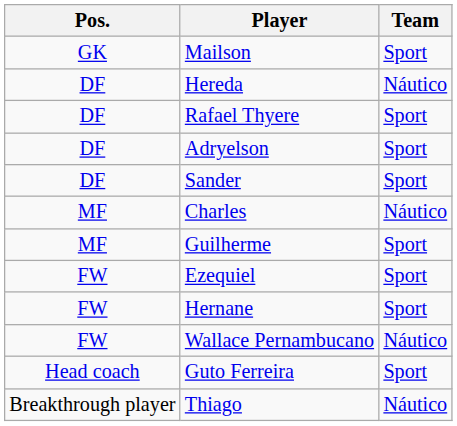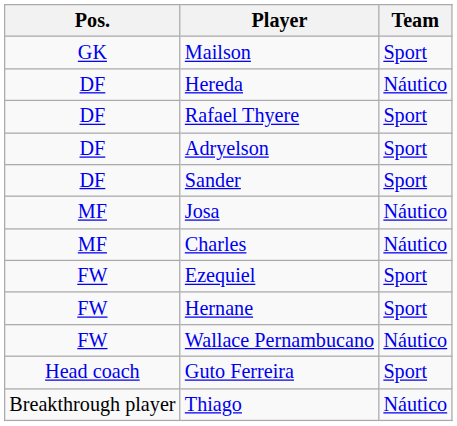+ row: (202, 212)
- row: (228, 244)
